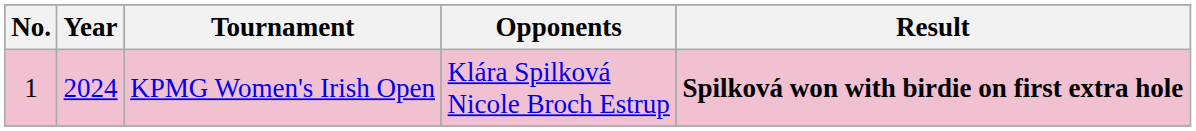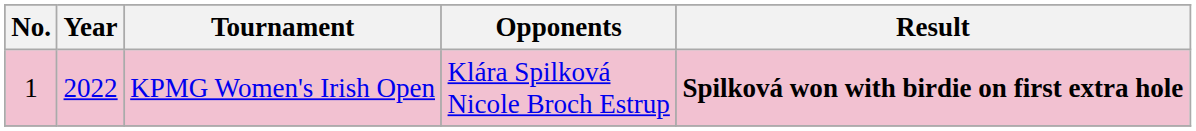(91, 87) 2024 -> (91, 87) 2022
